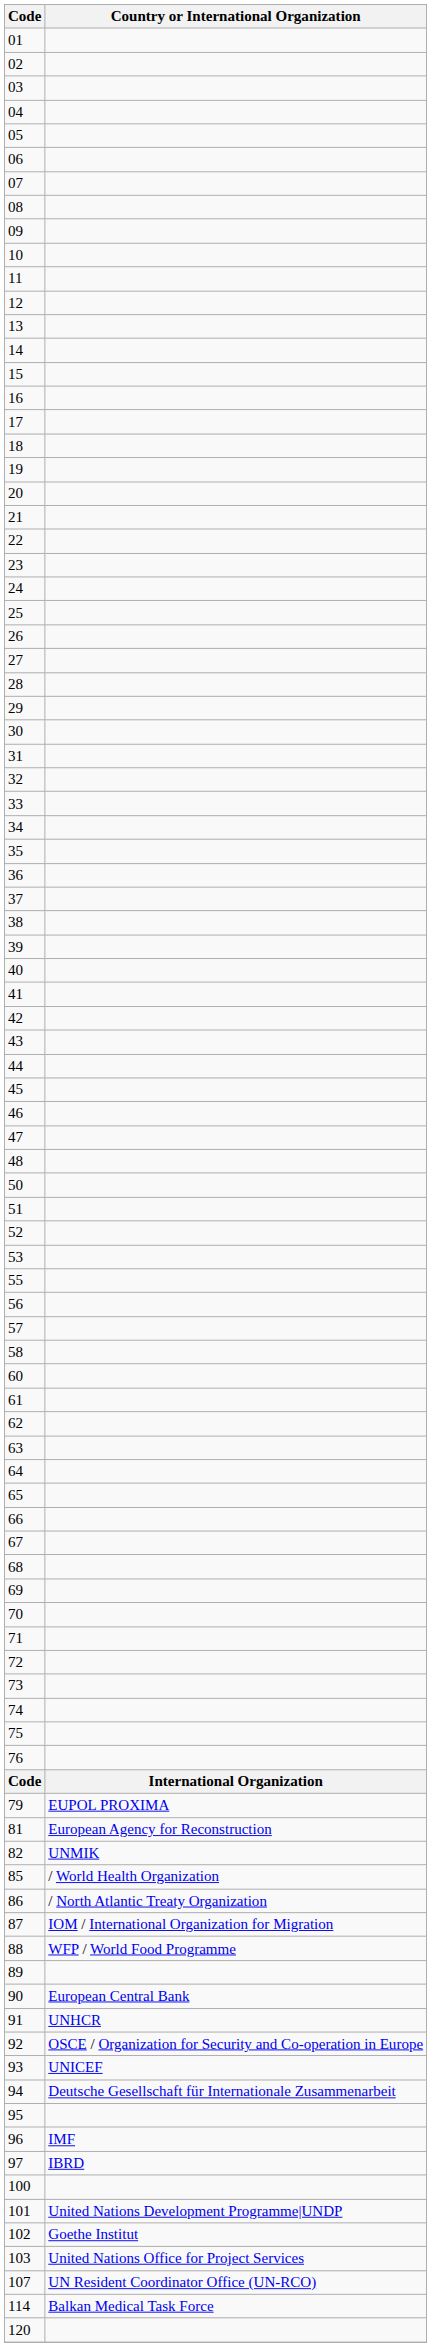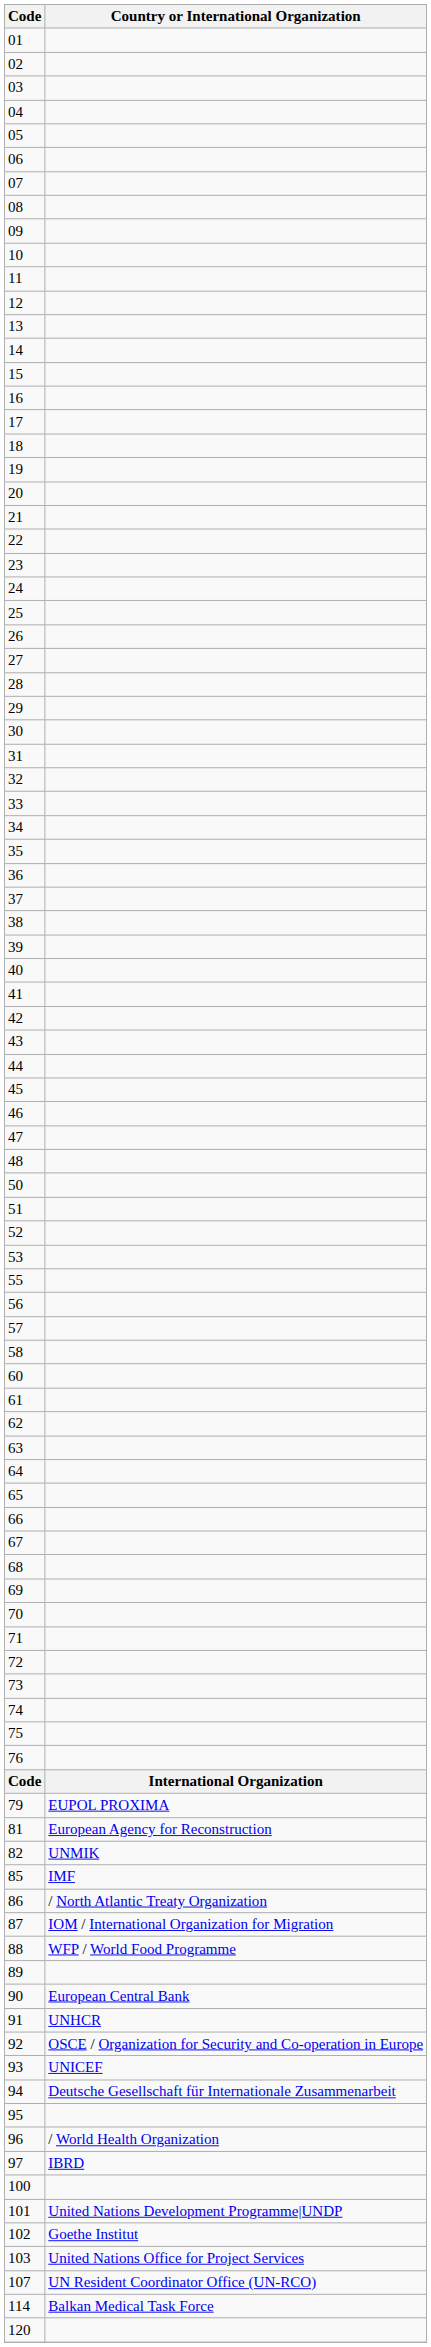(134, 1876) / World Health Organization -> (62, 1876) IMF
(62, 2139) IMF -> (134, 2139) / World Health Organization
